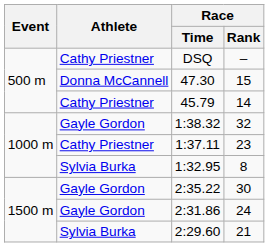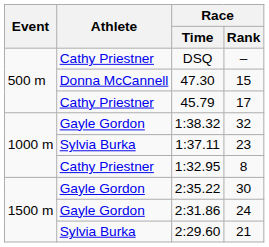(244, 102) 14 -> (244, 102) 17
(107, 145) Cathy Priestner -> (98, 145) Sylvia Burka
(98, 167) Sylvia Burka -> (107, 167) Cathy Priestner
